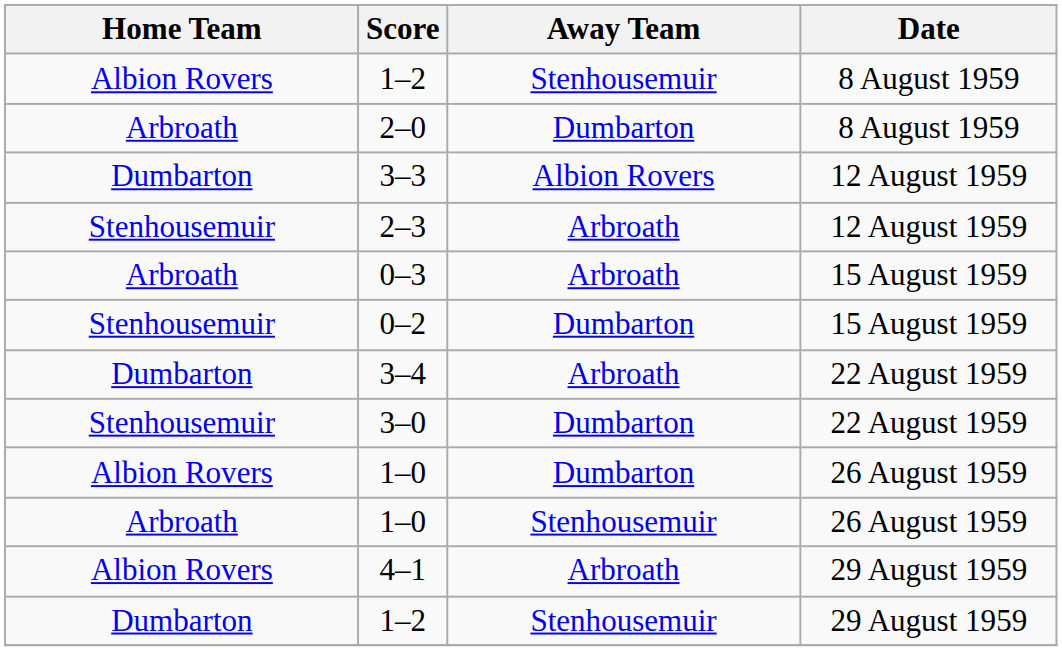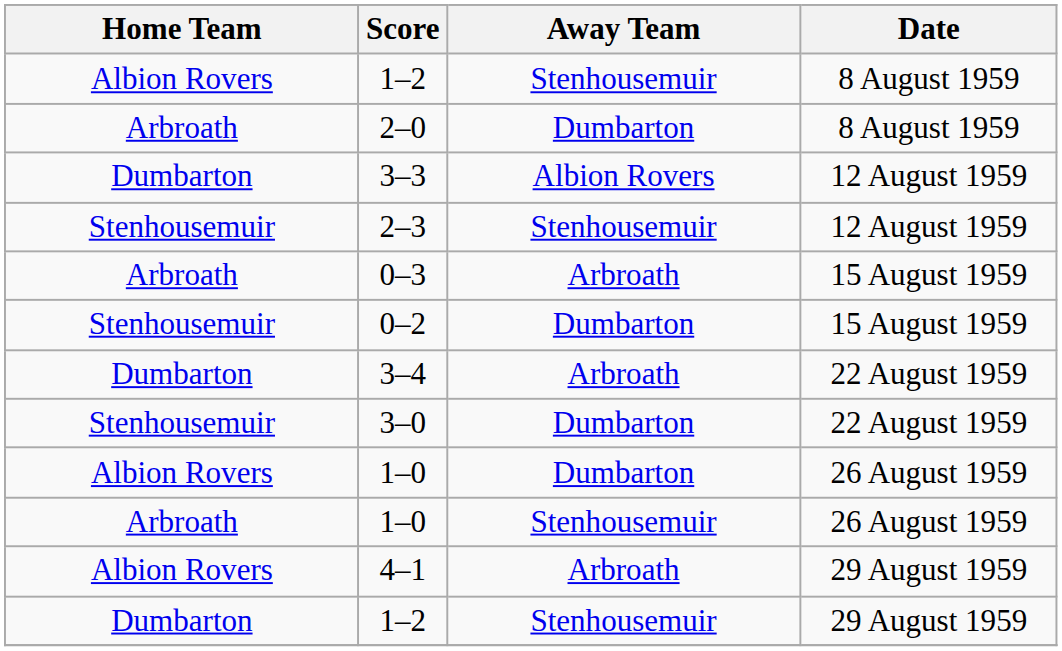(624, 226) Arbroath -> (624, 226) Stenhousemuir
